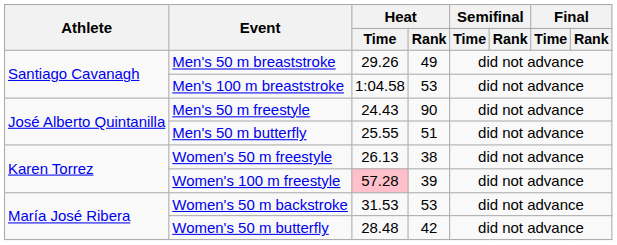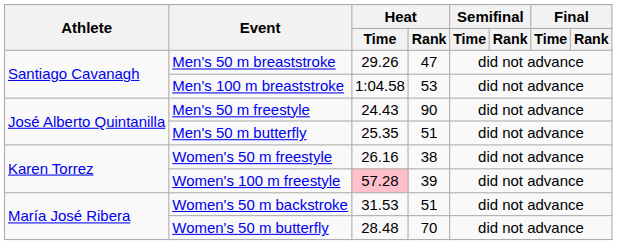(429, 63) 49 -> (429, 63) 47
(380, 134) 25.55 -> (380, 134) 25.35
(380, 157) 26.13 -> (380, 157) 26.16
(429, 205) 53 -> (429, 205) 51
(429, 228) 42 -> (429, 228) 70
